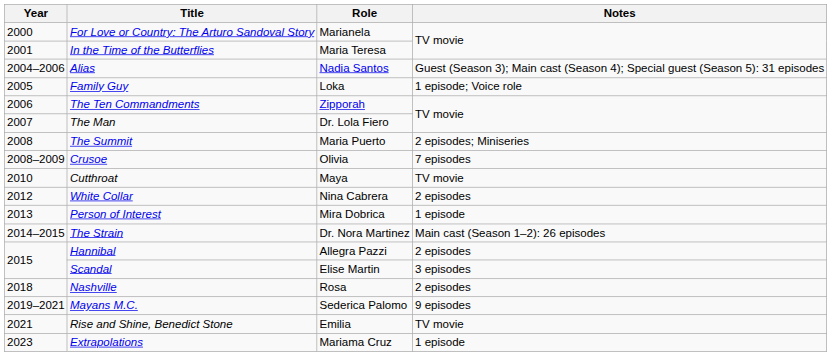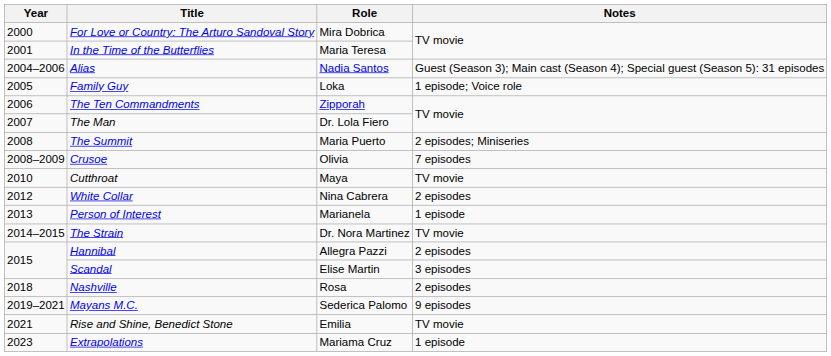(345, 31) Marianela -> (352, 31) Mira Dobrica
(352, 214) Mira Dobrica -> (345, 214) Marianela
(510, 232) Main cast (Season 1–2): 26 episodes -> (439, 232) TV movie
